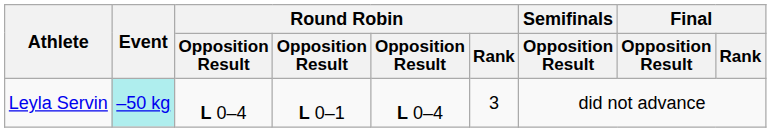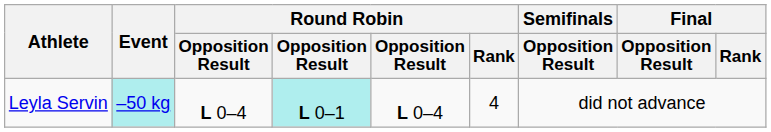(322, 113) no background -> (322, 113) paleturquoise background
(494, 103) 3 -> (494, 103) 4
